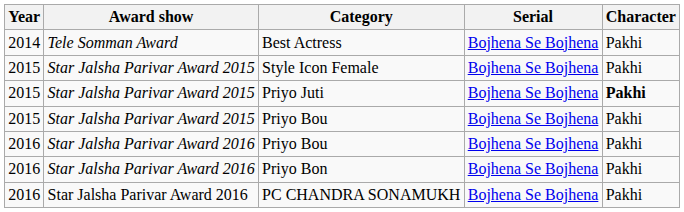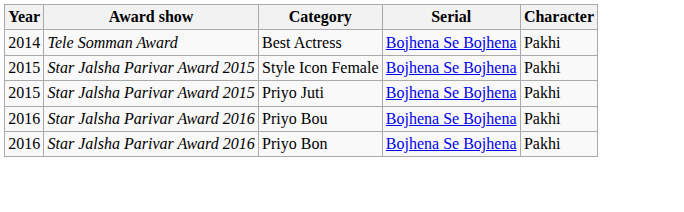(626, 93) bold -> (542, 93) normal
- row: (24, 118)
- row: (24, 194)
